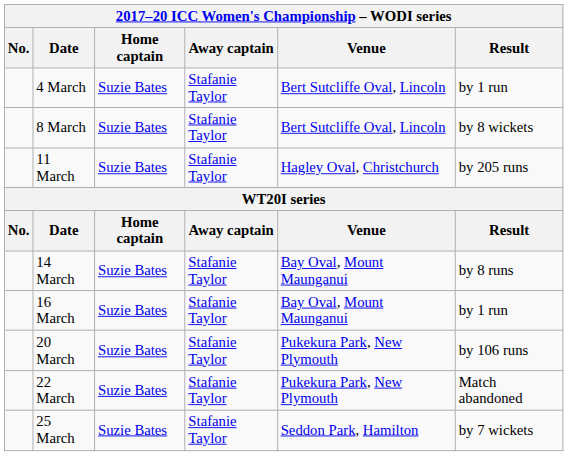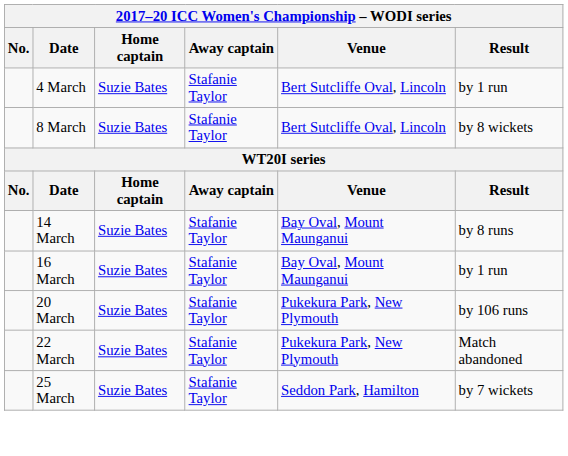- row: (56, 167)
